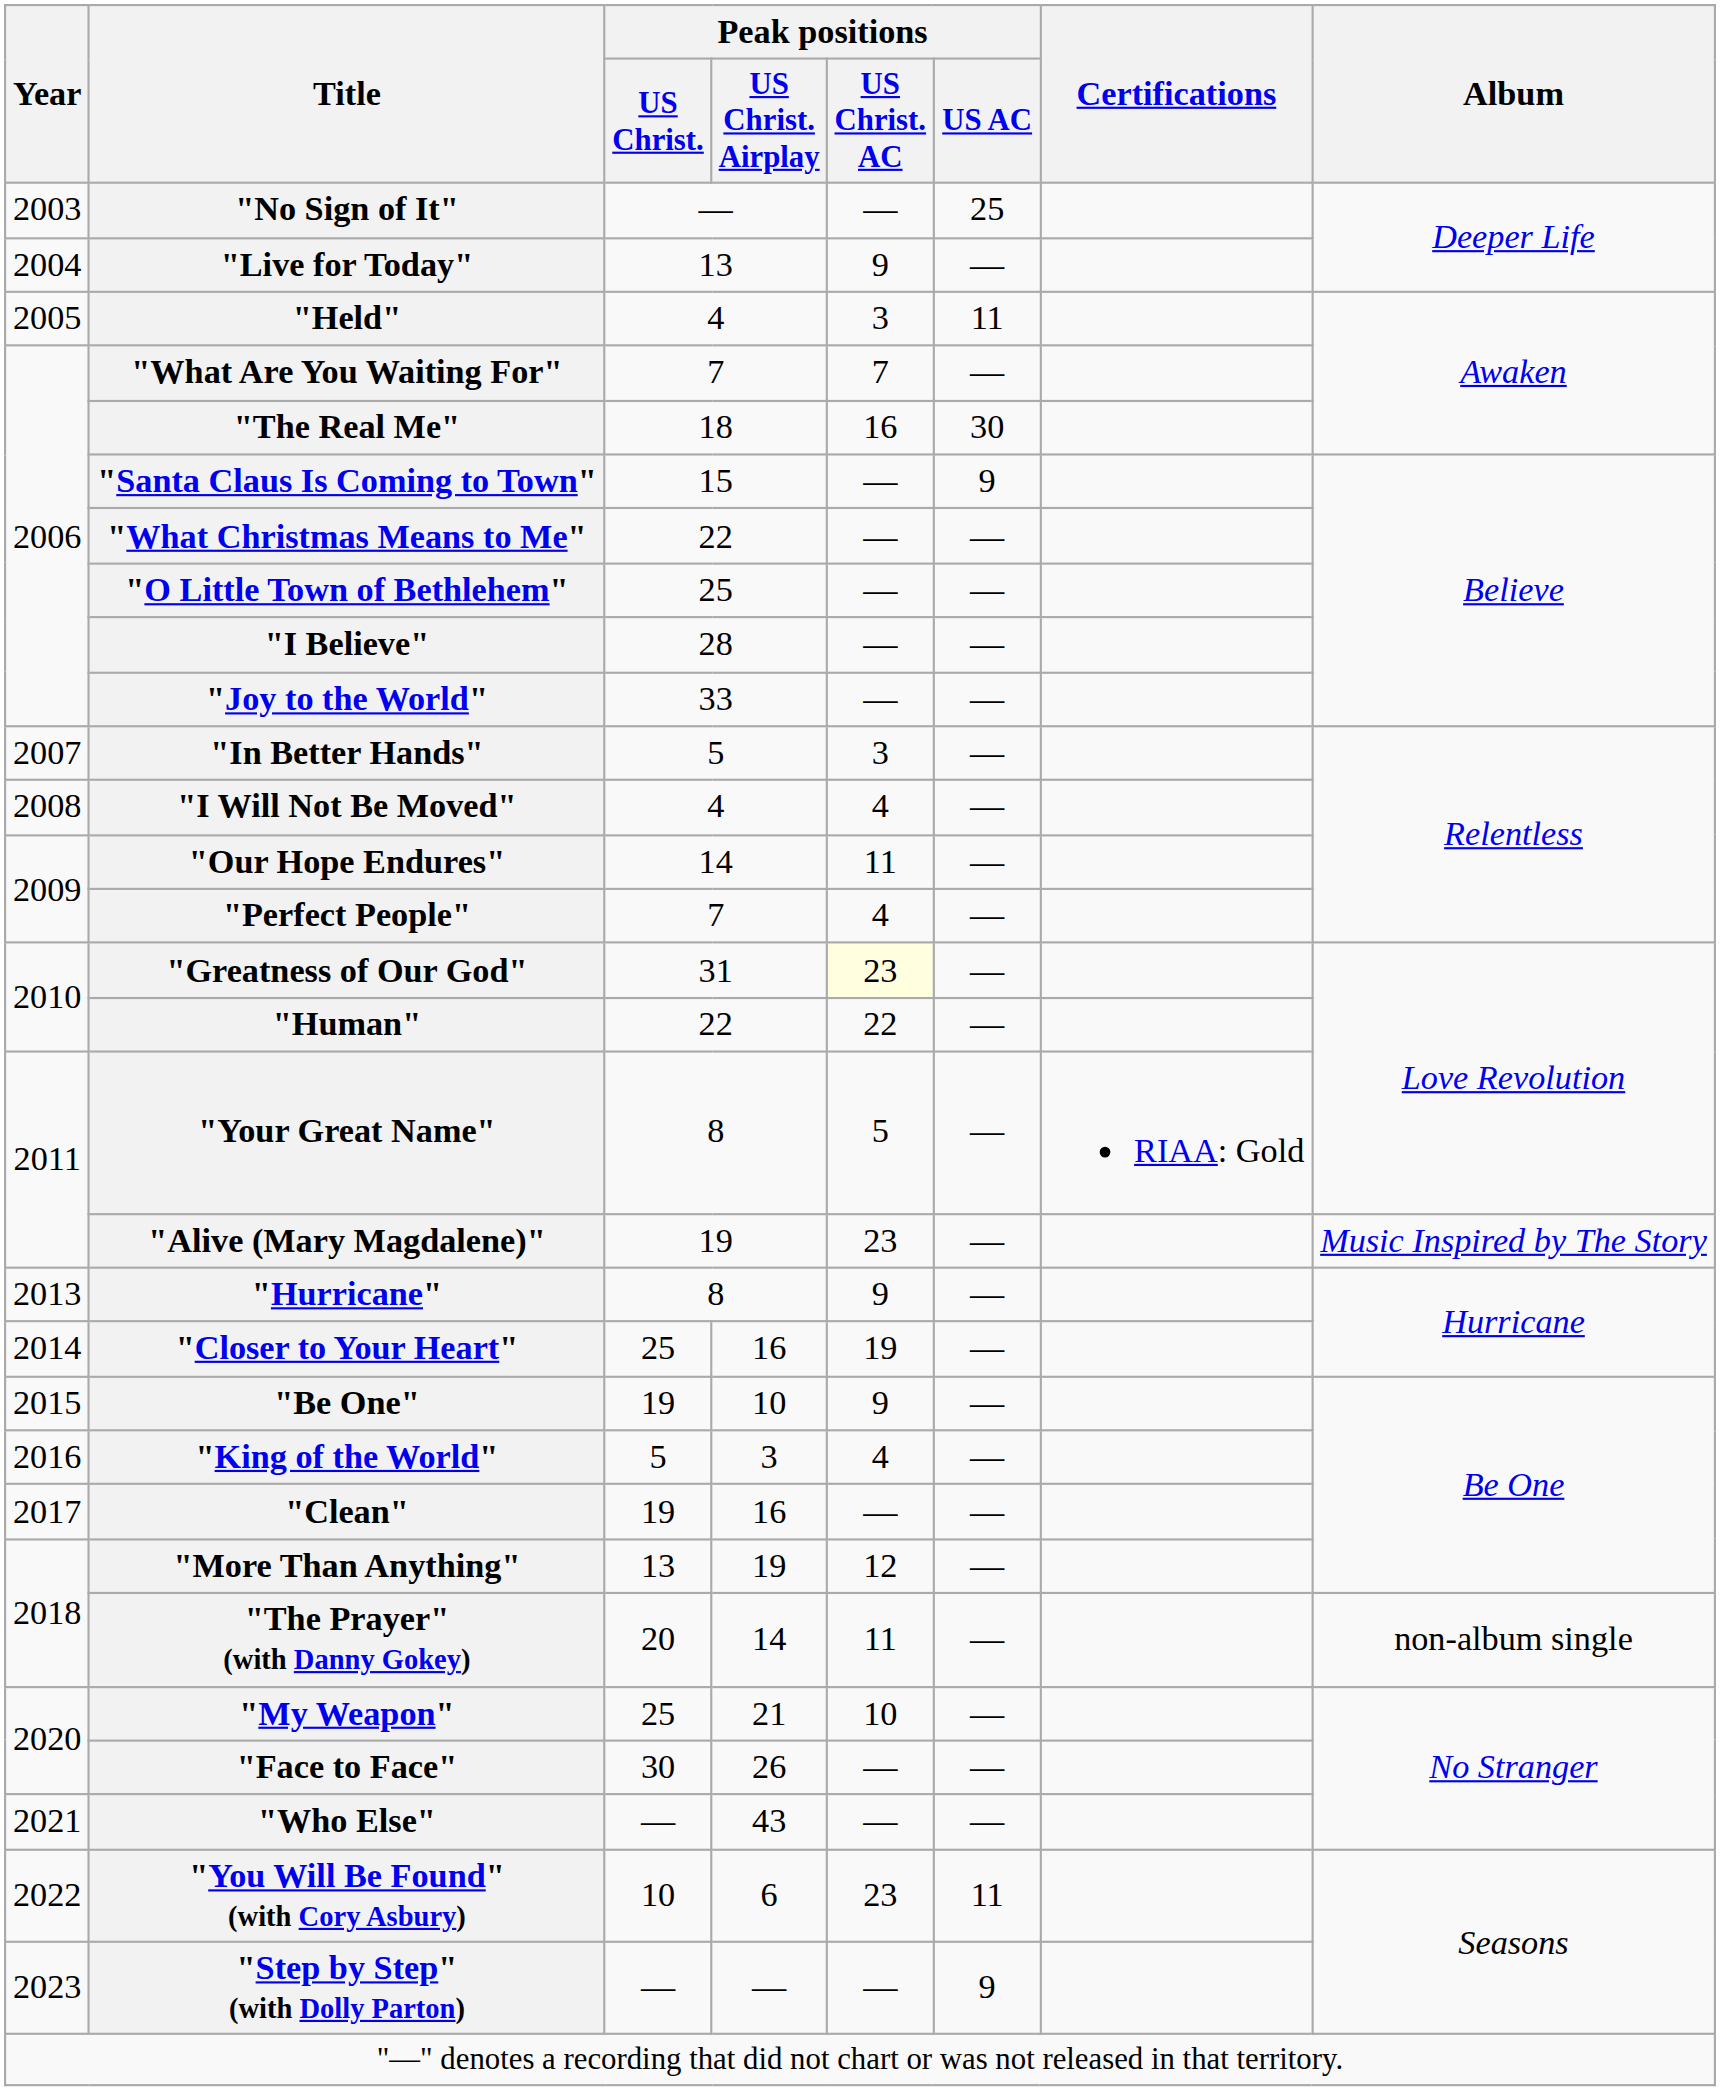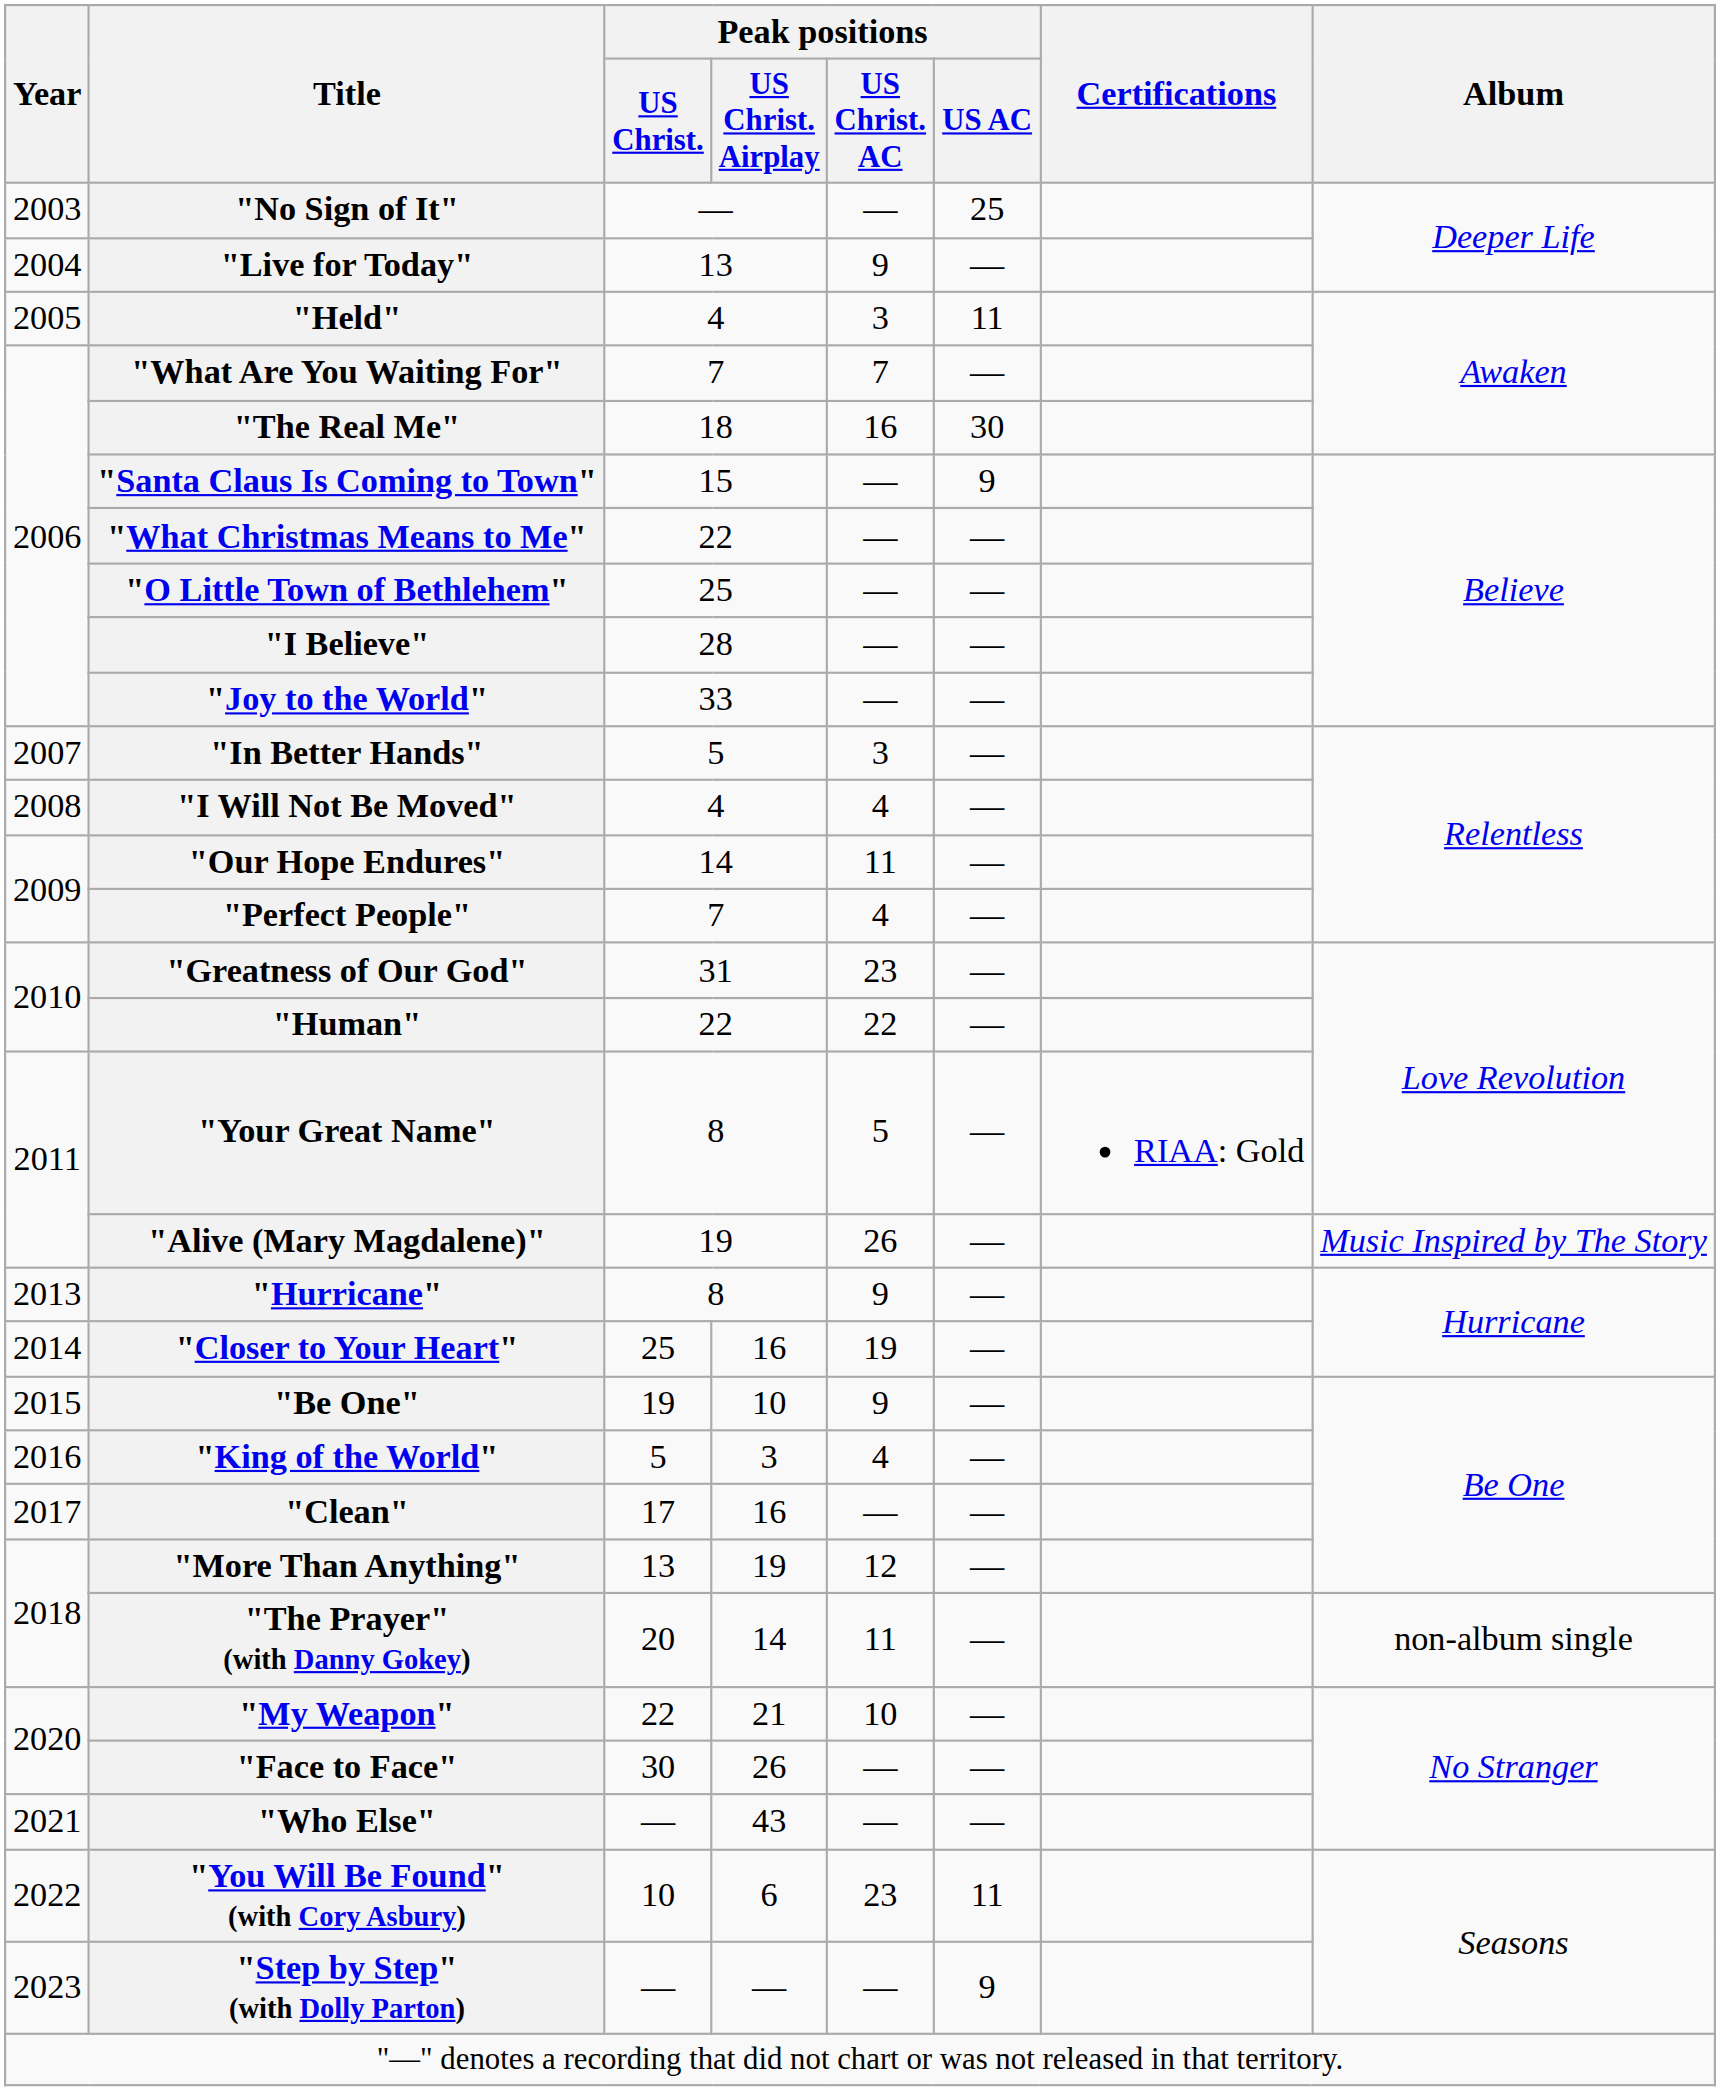(880, 969) lightyellow background -> (880, 969) no background
(880, 1239) 23 -> (880, 1239) 26
(658, 1511) 19 -> (658, 1511) 17
(658, 1712) 25 -> (658, 1712) 22
